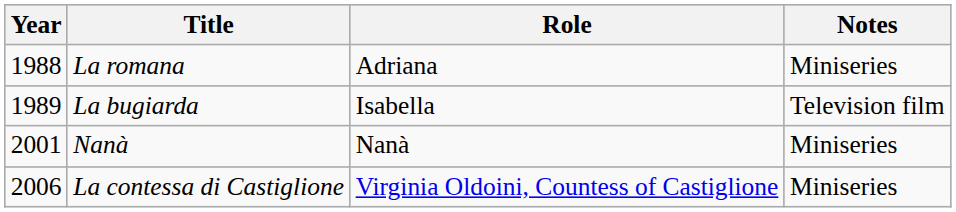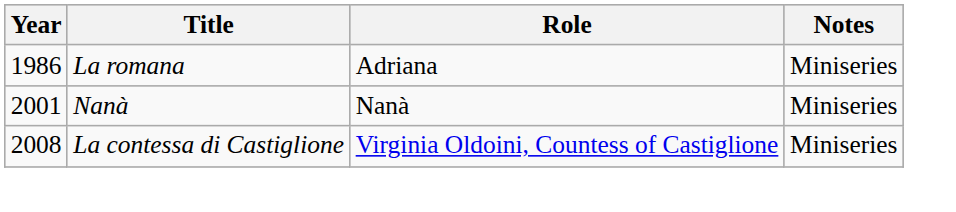(36, 65) 1988 -> (36, 65) 1986
- row: (136, 105)
(36, 186) 2006 -> (36, 145) 2008
